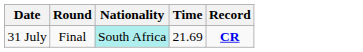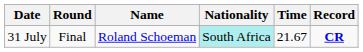+ column: (147, 15)
(188, 36) 21.69 -> (292, 36) 21.67
